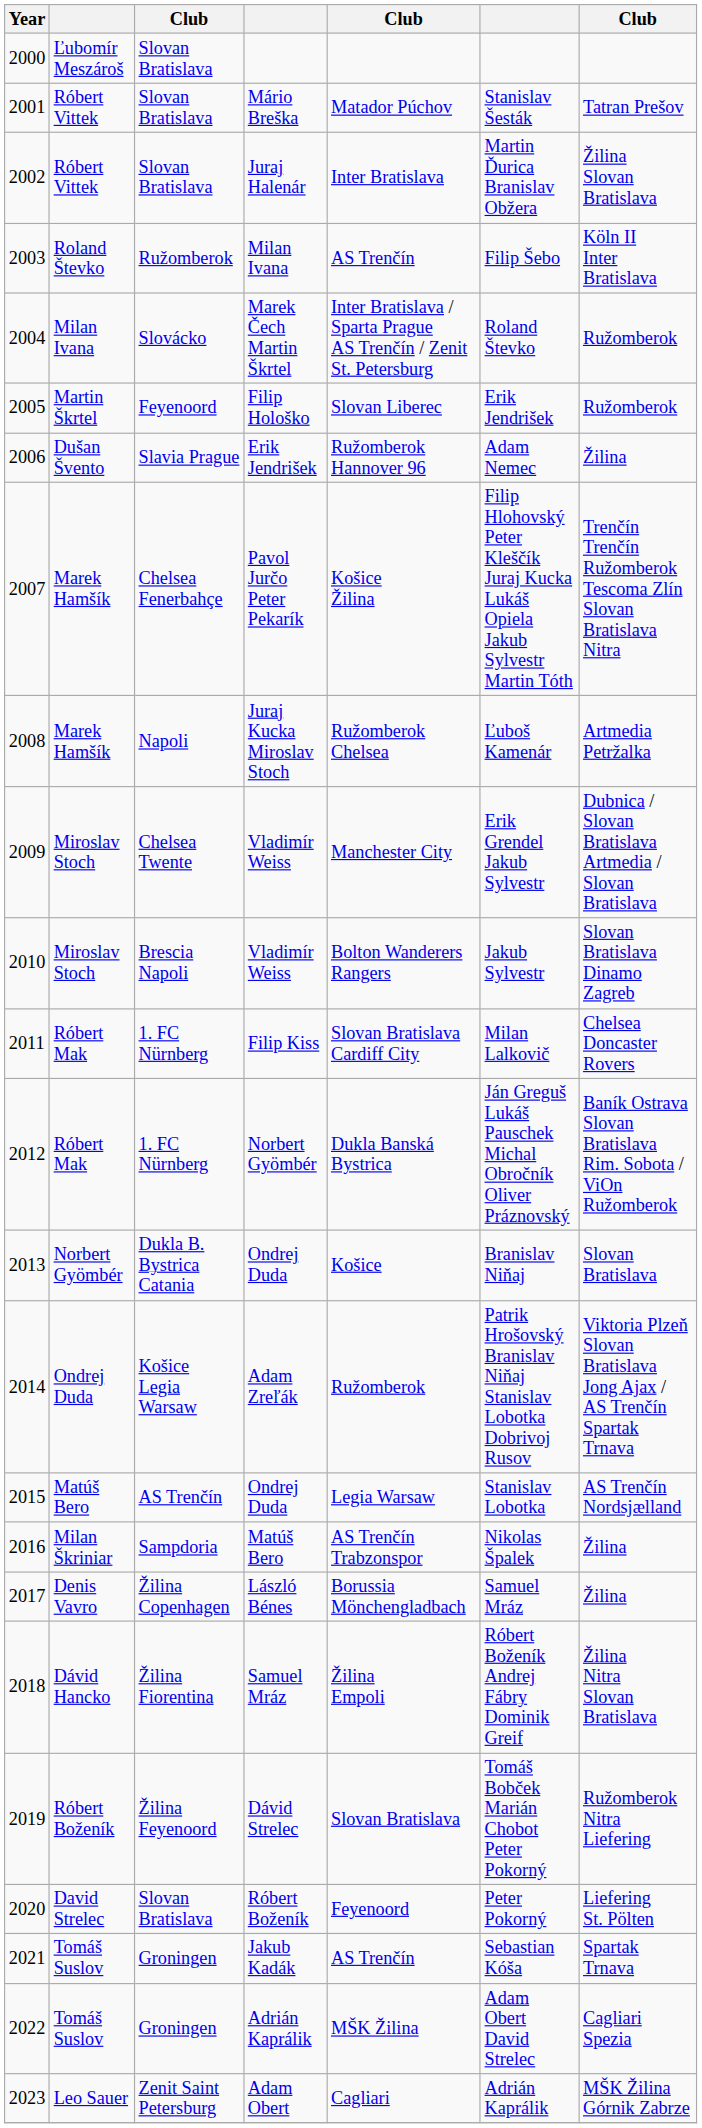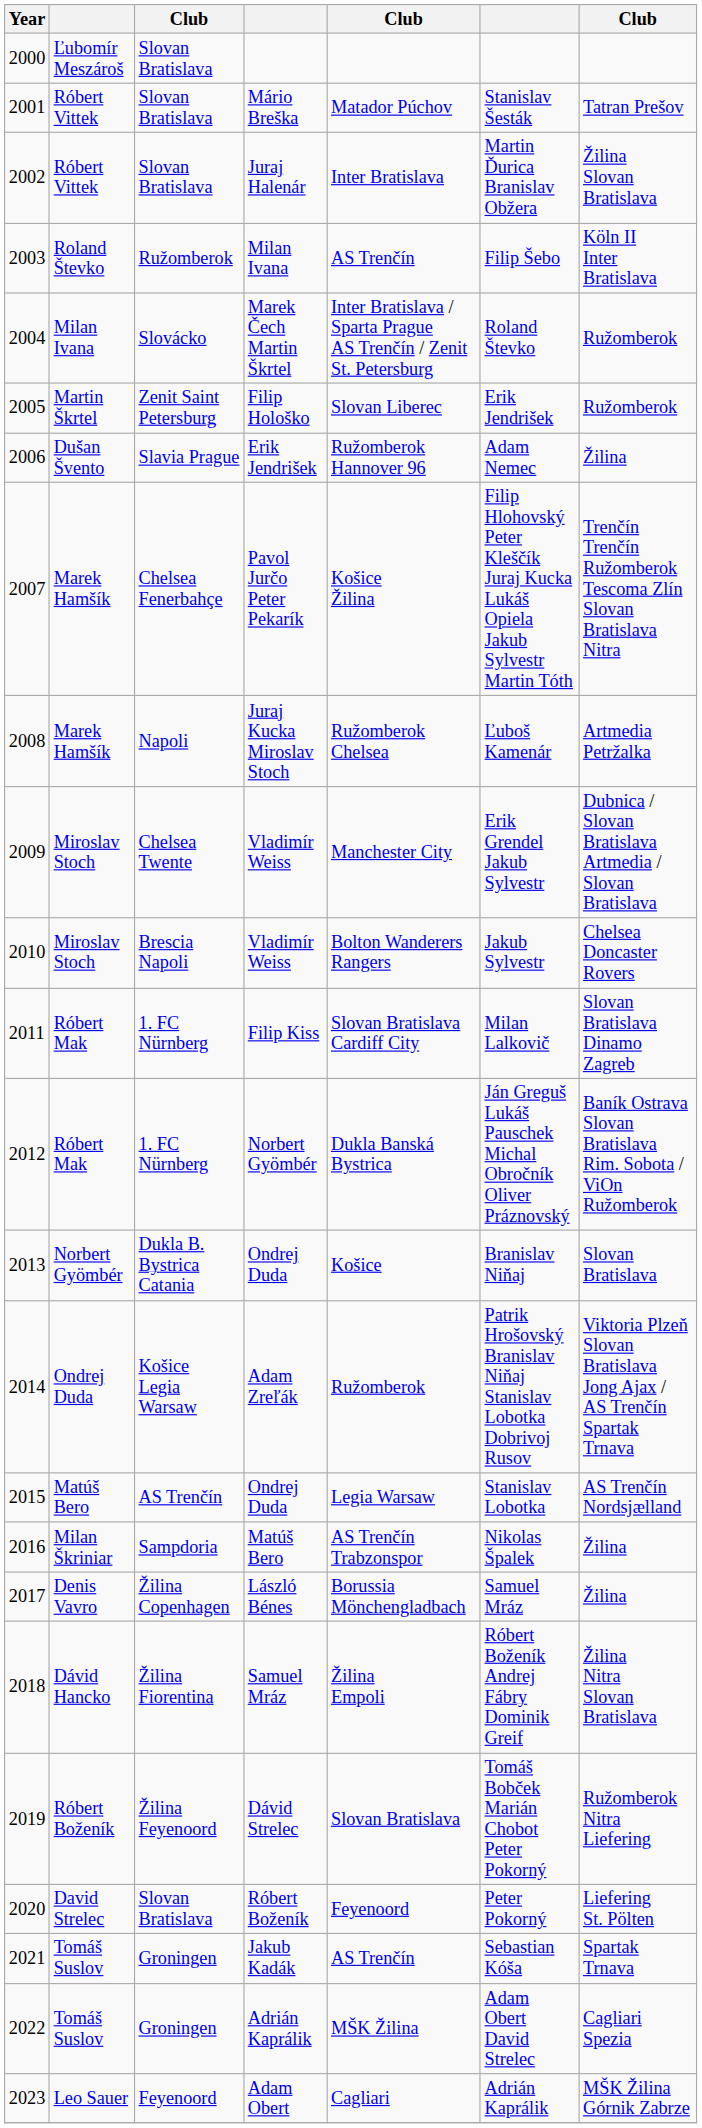(178, 407) Feyenoord -> (179, 407) Zenit Saint Petersburg
(620, 963) Slovan Bratislava Dinamo Zagreb -> (620, 952) Chelsea Doncaster Rovers
(620, 1043) Chelsea Doncaster Rovers -> (620, 1032) Slovan Bratislava Dinamo Zagreb
(179, 2098) Zenit Saint Petersburg -> (178, 2098) Feyenoord
